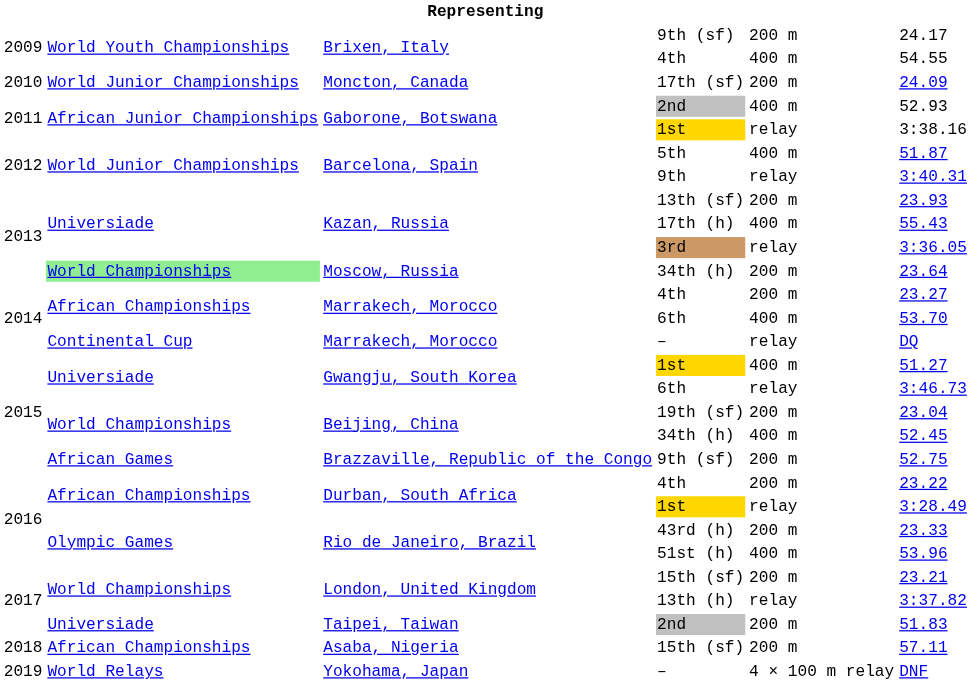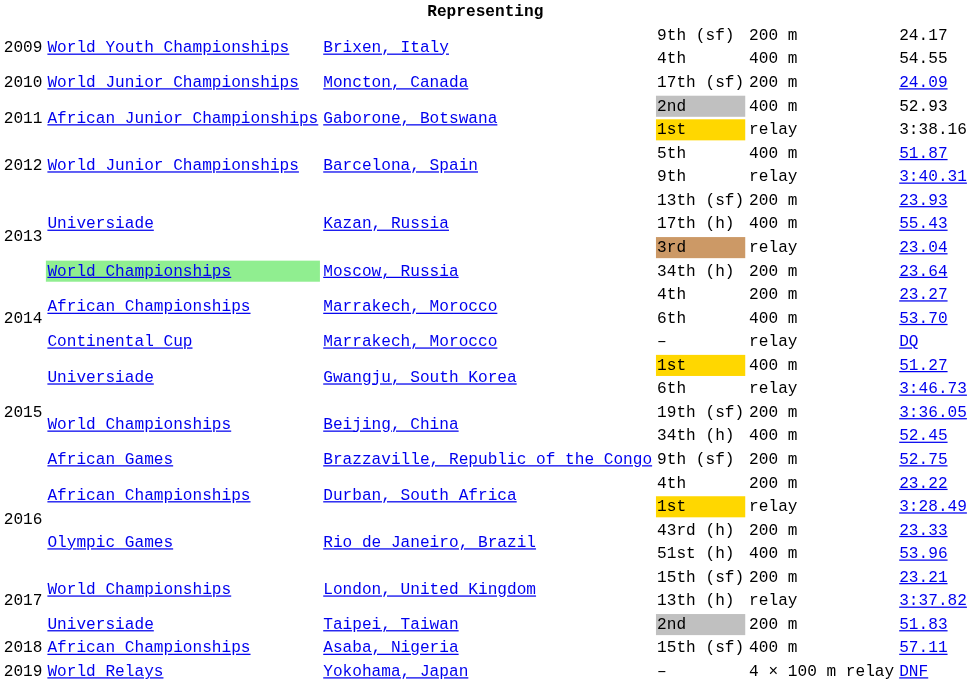(933, 248) 3:36.05 -> (923, 248) 23.04
(923, 413) 23.04 -> (933, 413) 3:36.05
(773, 648) 200 m -> (773, 648) 400 m
